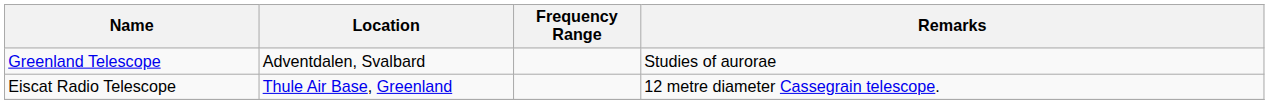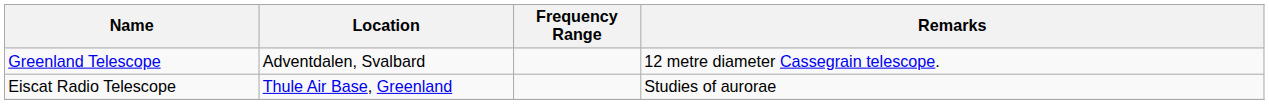(710, 61) Studies of aurorae -> (792, 61) 12 metre diameter Cassegrain telescope.
(792, 86) 12 metre diameter Cassegrain telescope. -> (710, 86) Studies of aurorae
